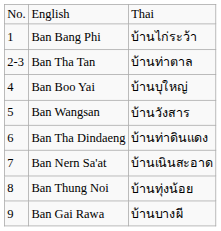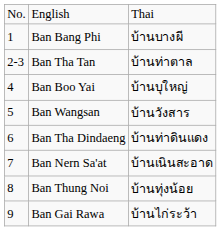(164, 37) บ้านไก่ระว้า -> (157, 37) บ้านบางผี
(157, 214) บ้านบางผี -> (164, 214) บ้านไก่ระว้า
